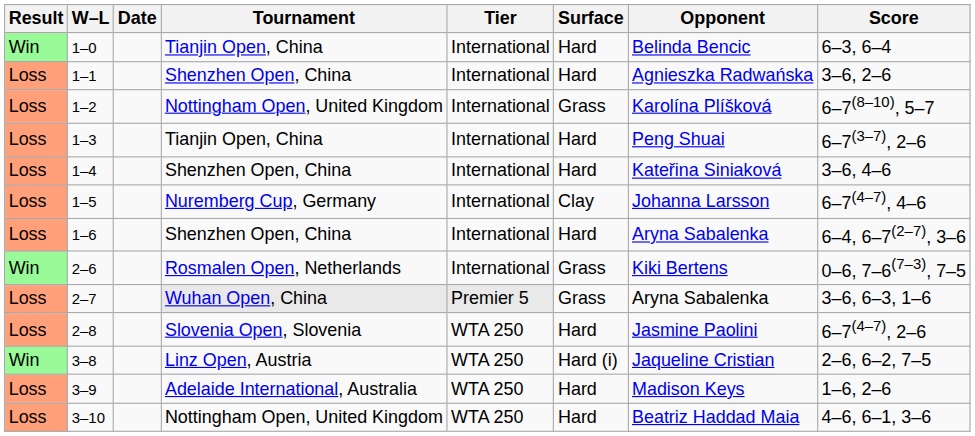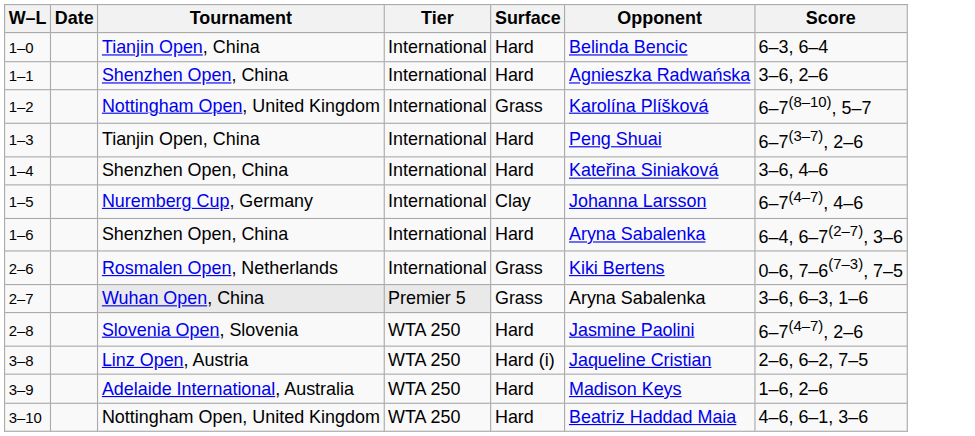- column: (36, 18)
